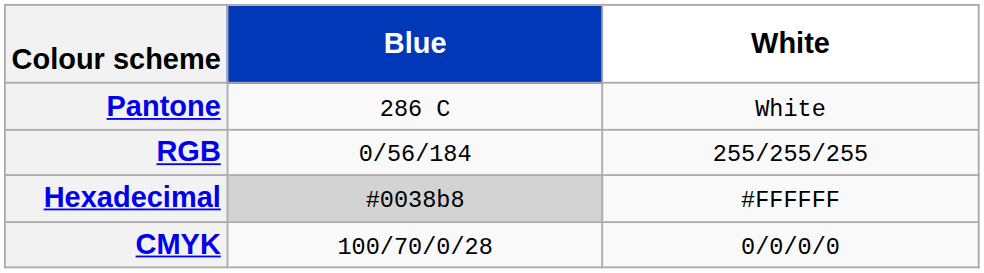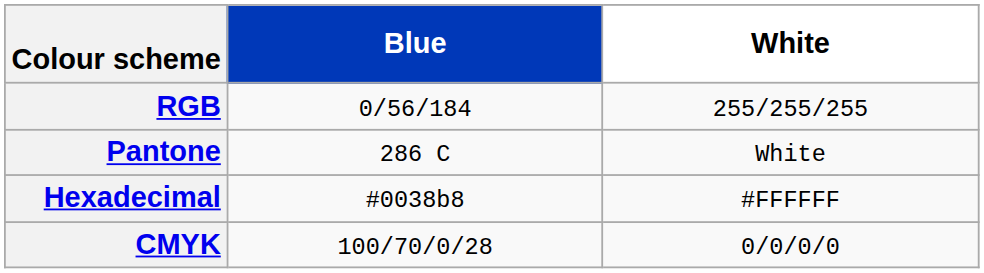rows swapped: (164, 105) <-> (189, 151)
(415, 201) lightgrey background -> (415, 201) no background
